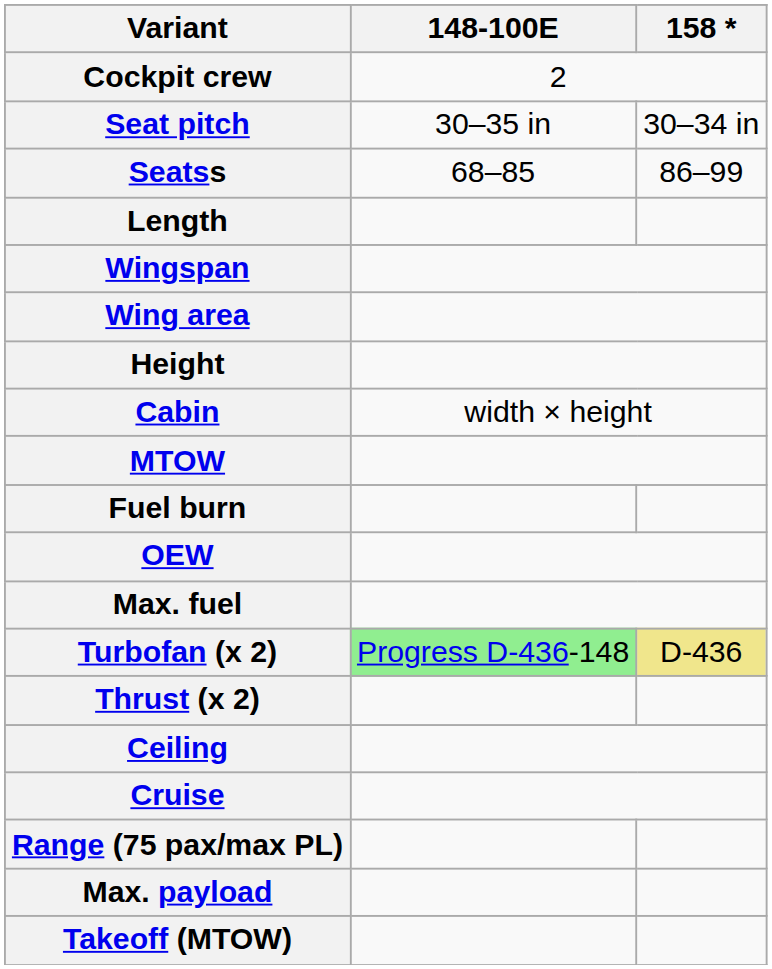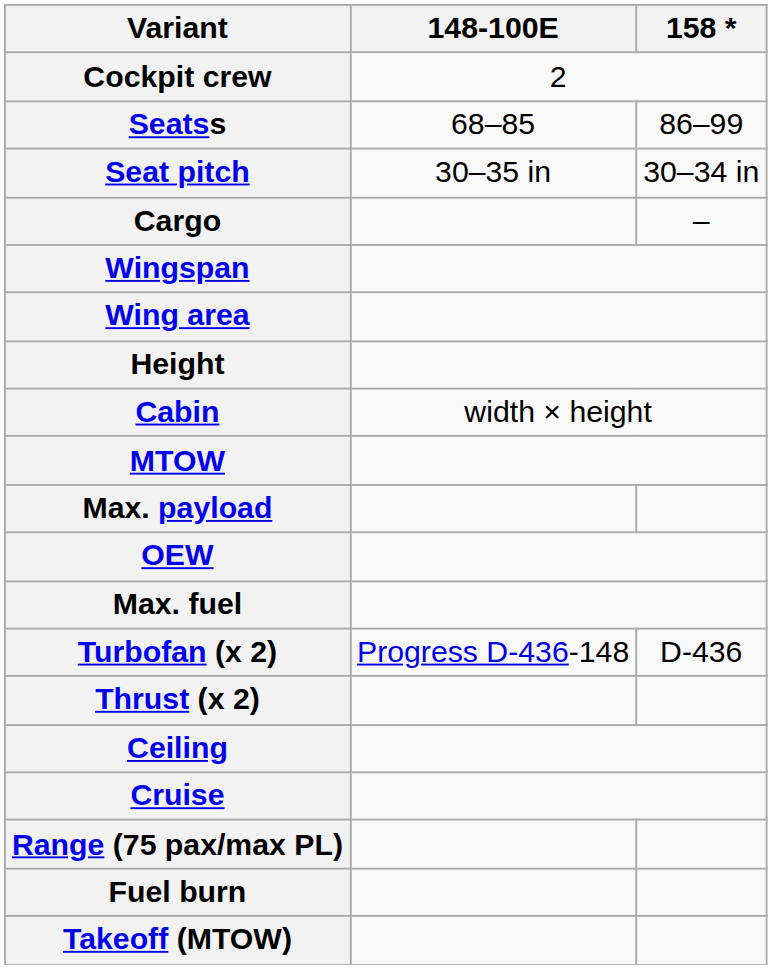rows swapped: (177, 172) <-> (177, 124)
+ row: (177, 220)
- row: (177, 220)
rows swapped: (177, 891) <-> (177, 508)
(493, 651) lightgreen background -> (493, 651) no background
(701, 651) khaki background -> (701, 651) no background
